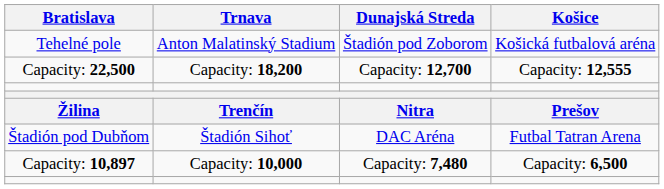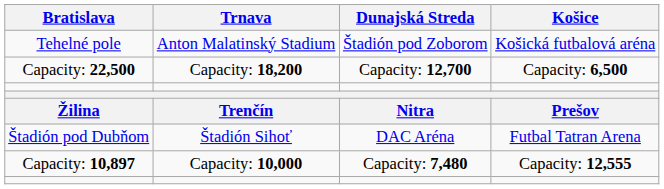(575, 69) Capacity: 12,555 -> (575, 69) Capacity: 6,500
(575, 163) Capacity: 6,500 -> (575, 163) Capacity: 12,555
